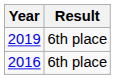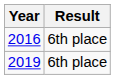rows swapped: (24, 62) <-> (24, 39)
